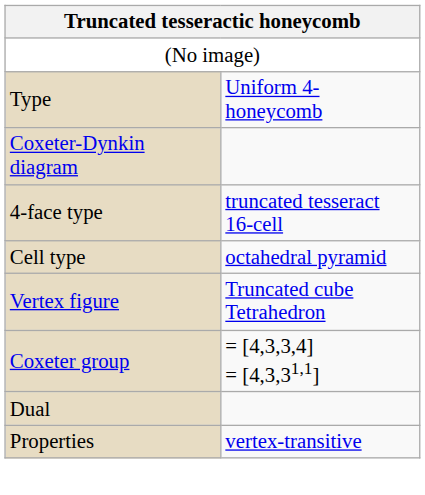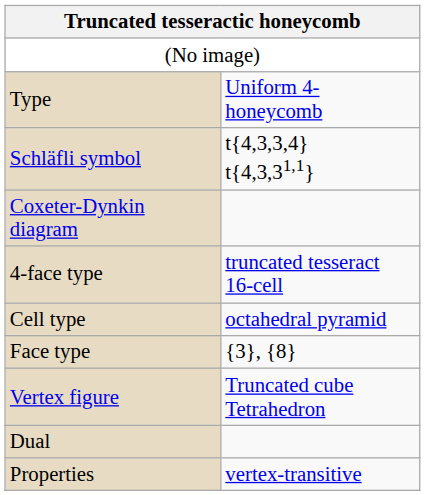+ row: (75, 158)
+ row: (50, 351)
- row: (70, 360)
